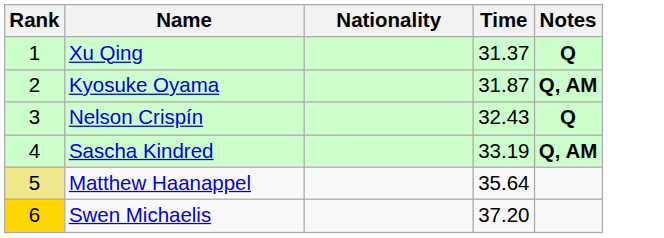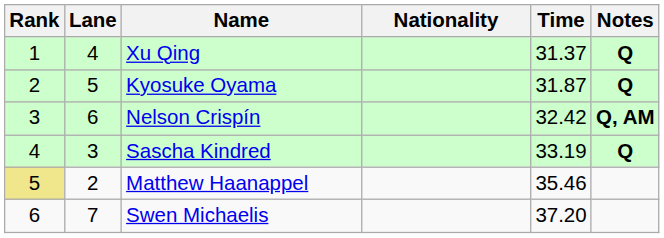+ column: (93, 20)
(568, 85) Q, AM -> (625, 85) Q
(504, 118) 32.43 -> (561, 118) 32.42
(568, 118) Q -> (625, 118) Q, AM
(568, 150) Q, AM -> (625, 150) Q
(504, 183) 35.64 -> (561, 183) 35.46
(34, 215) gold background -> (34, 215) no background
